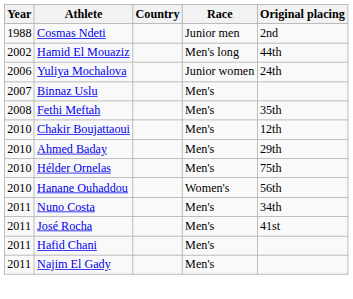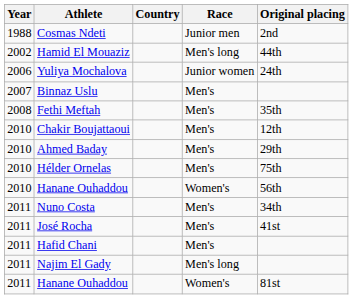(200, 264) Men's -> (212, 264) Men's long
+ row: (19, 284)
